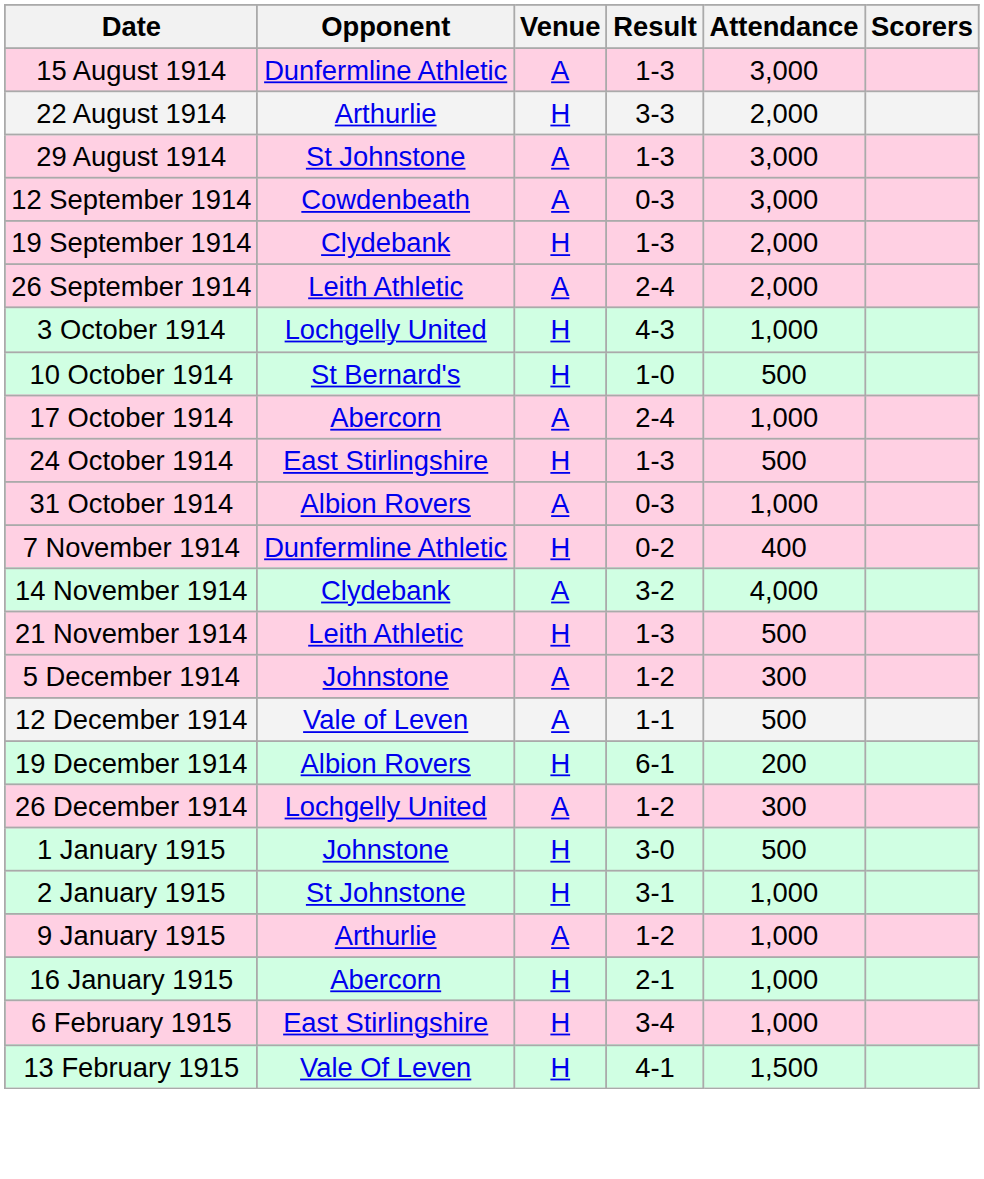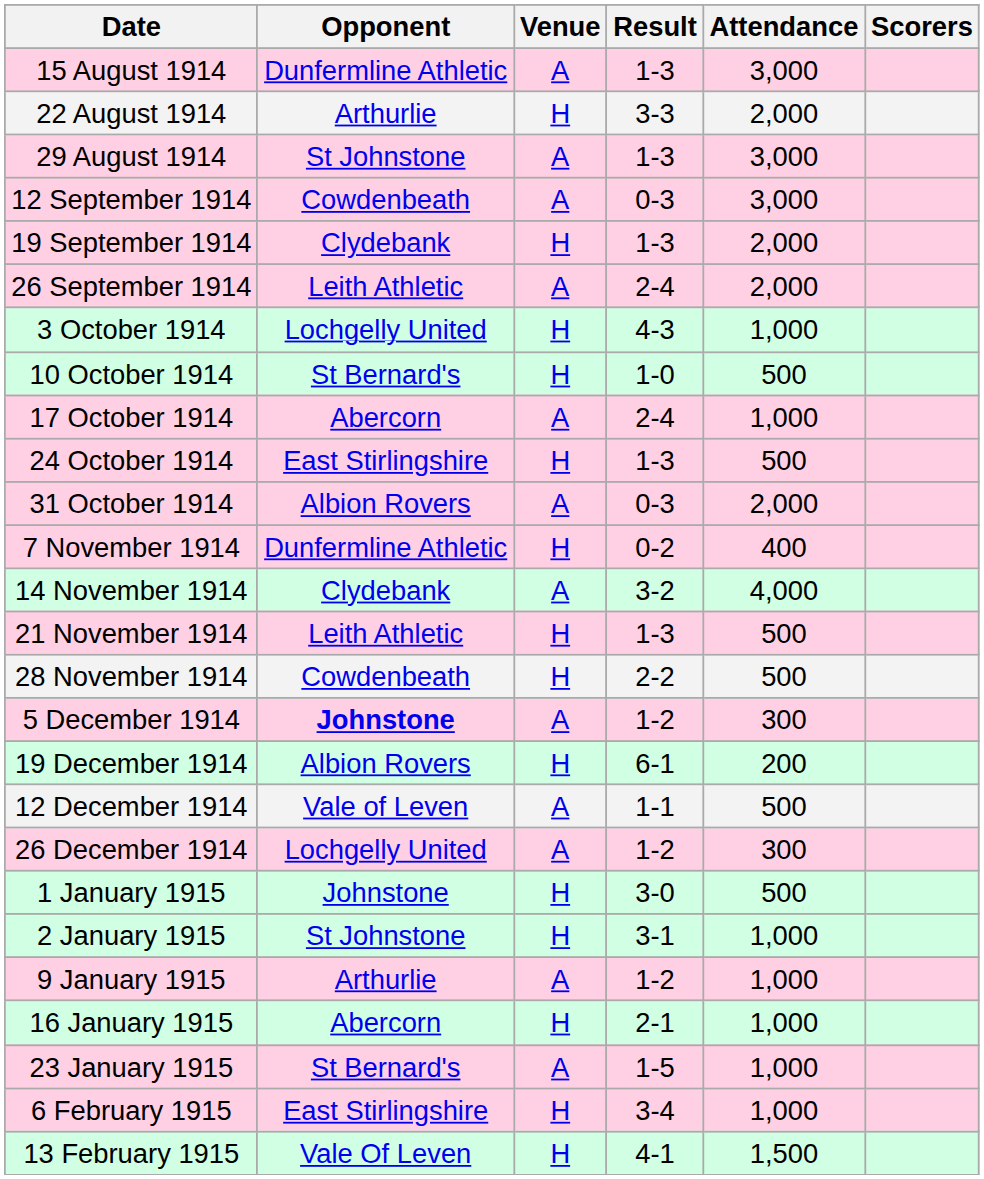(784, 503) 1,000 -> (784, 503) 2,000
+ row: (131, 676)
(386, 676) normal -> (386, 720) bold
rows swapped: (131, 720) <-> (131, 763)
+ row: (131, 1066)
